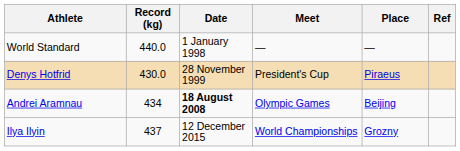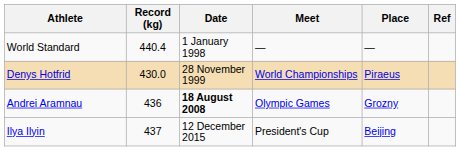(153, 47) 440.0 -> (153, 47) 440.4
(292, 75) President's Cup -> (306, 75) World Championships
(153, 104) 434 -> (153, 104) 436
(380, 104) Beijing -> (381, 104) Grozny
(306, 132) World Championships -> (292, 132) President's Cup
(381, 132) Grozny -> (380, 132) Beijing
